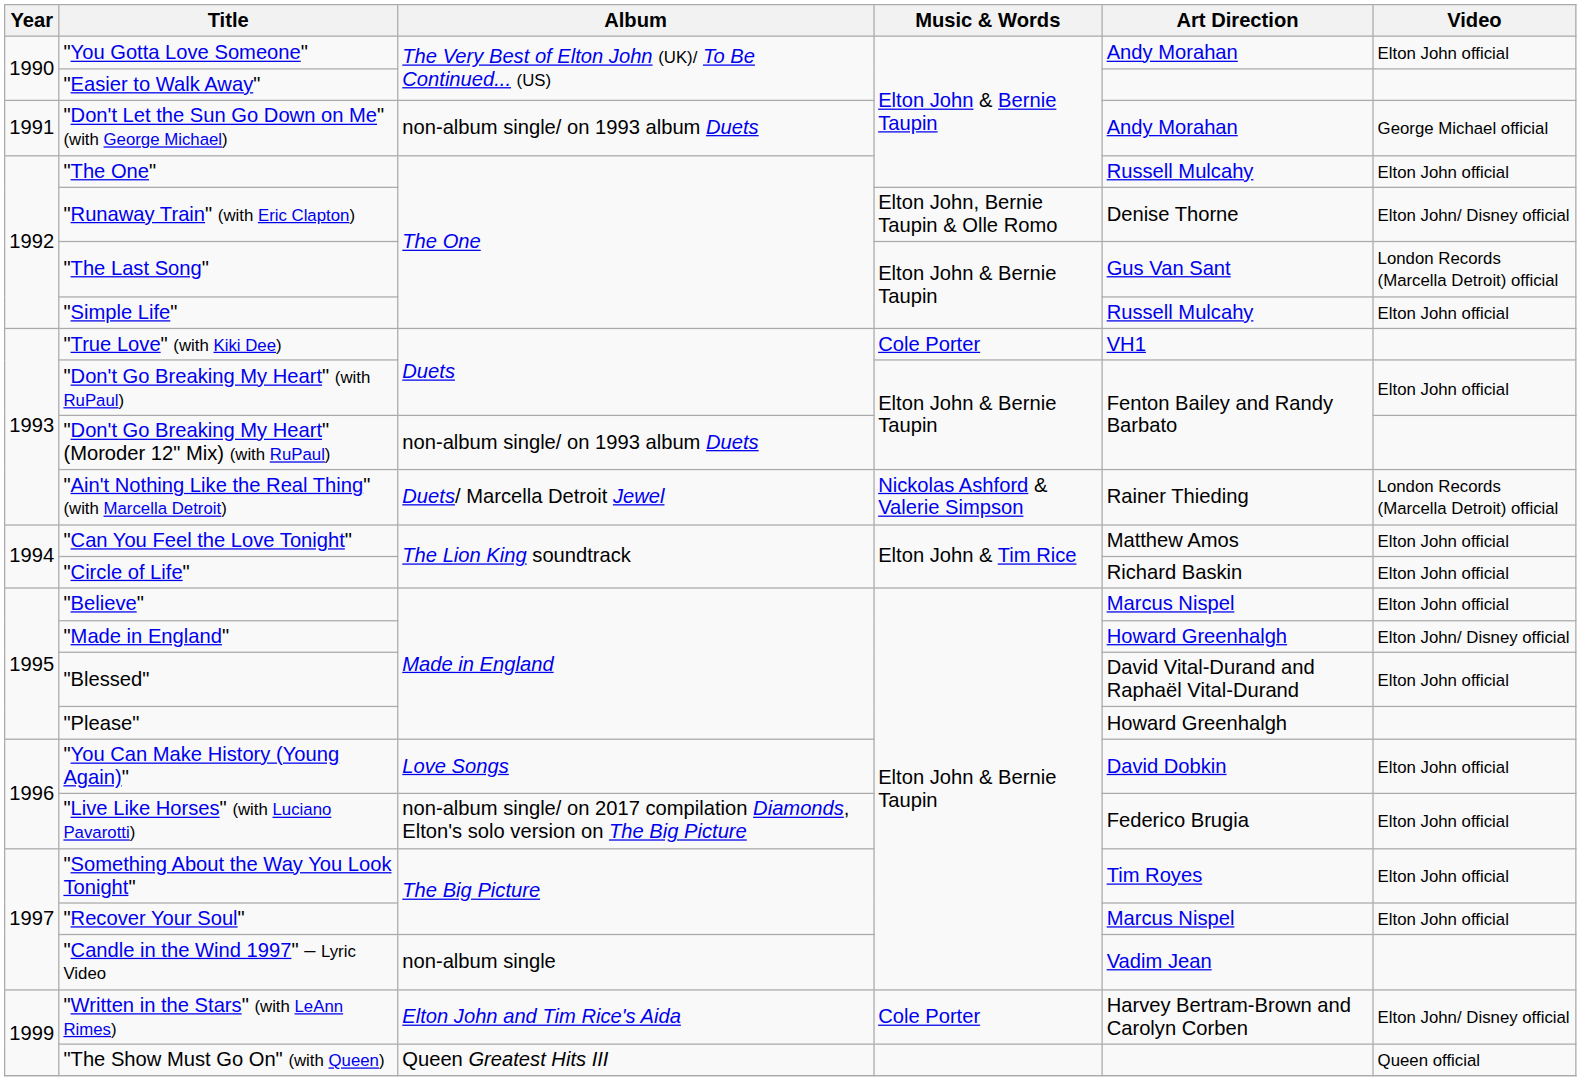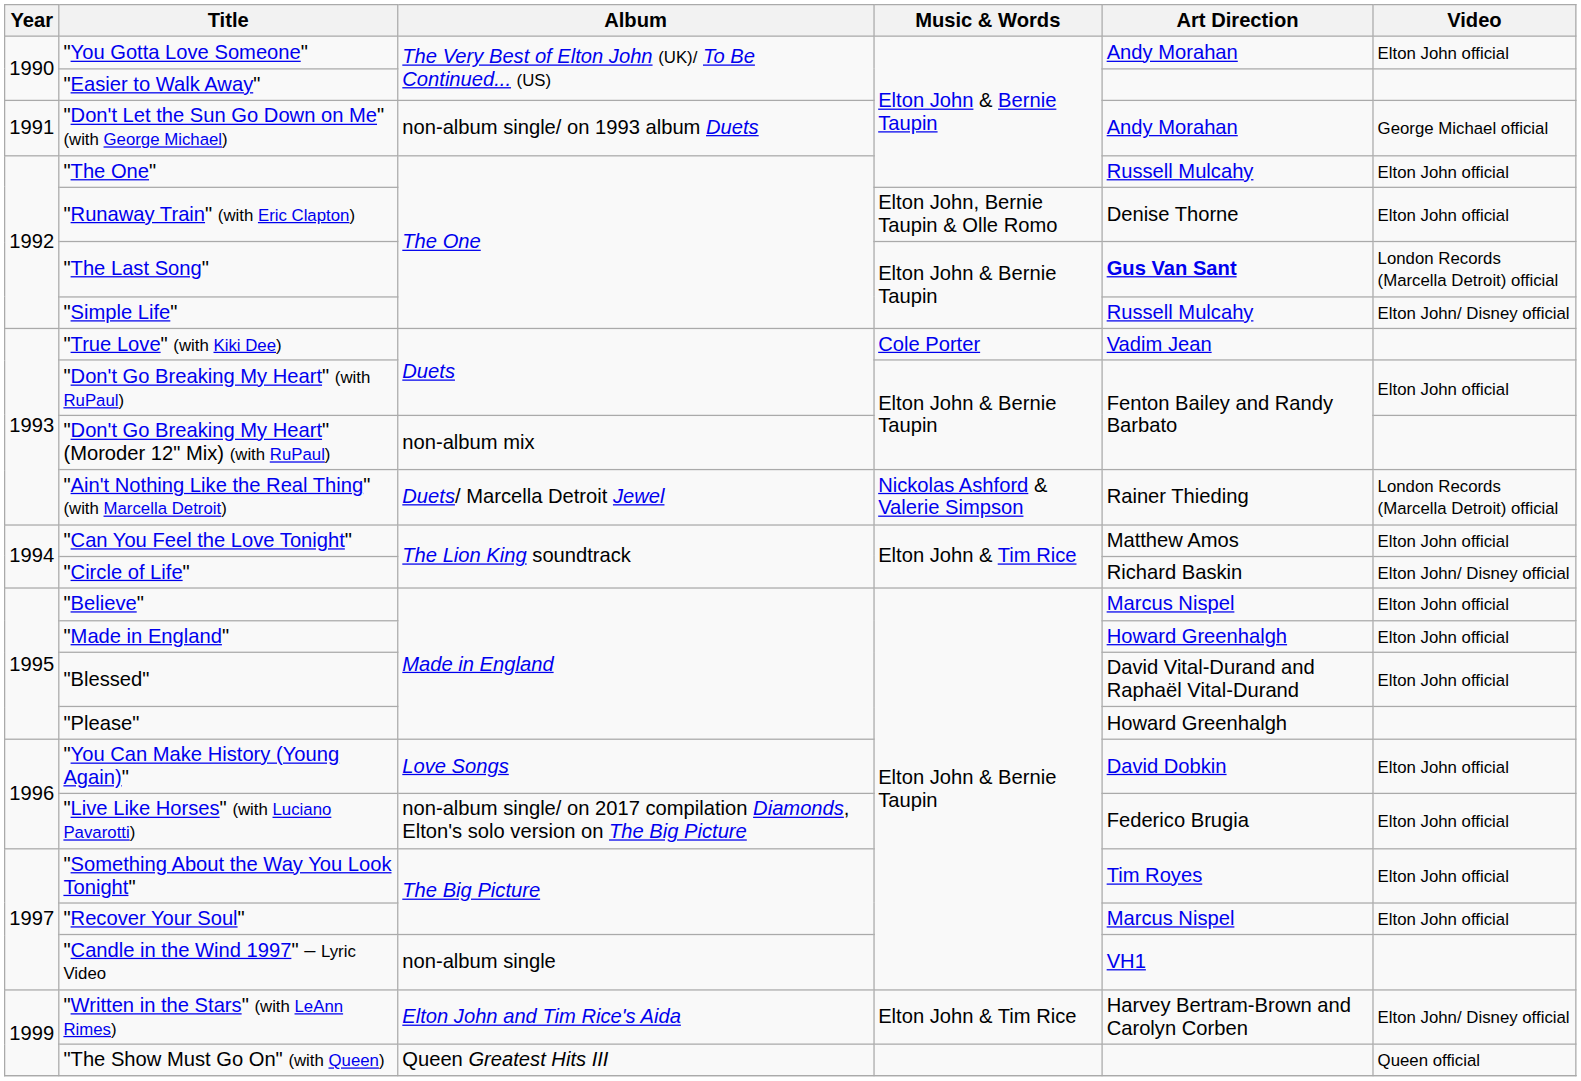(1474, 215) Elton John/ Disney official -> (1443, 215) Elton John official
(1169, 269) normal -> (1172, 269) bold
(1443, 313) Elton John official -> (1474, 313) Elton John/ Disney official
(1126, 344) VH1 -> (1159, 344) Vadim Jean
(580, 442) non-album single/ on 1993 album Duets -> (468, 442) non-album mix
(1443, 573) Elton John official -> (1474, 573) Elton John/ Disney official
(1474, 637) Elton John/ Disney official -> (1443, 637) Elton John official
(1159, 962) Vadim Jean -> (1126, 962) VH1
(929, 1016) Cole Porter -> (977, 1016) Elton John & Tim Rice
